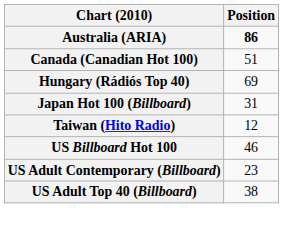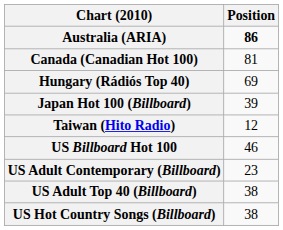(251, 59) 51 -> (251, 59) 81
(251, 103) 31 -> (251, 103) 39
+ row: (114, 214)
